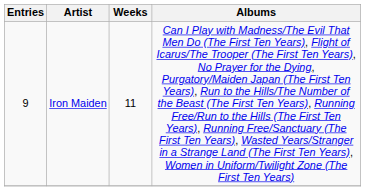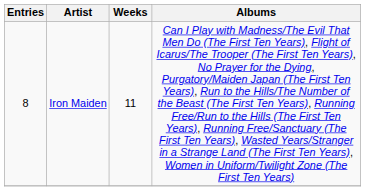(26, 103) 9 -> (26, 103) 8
